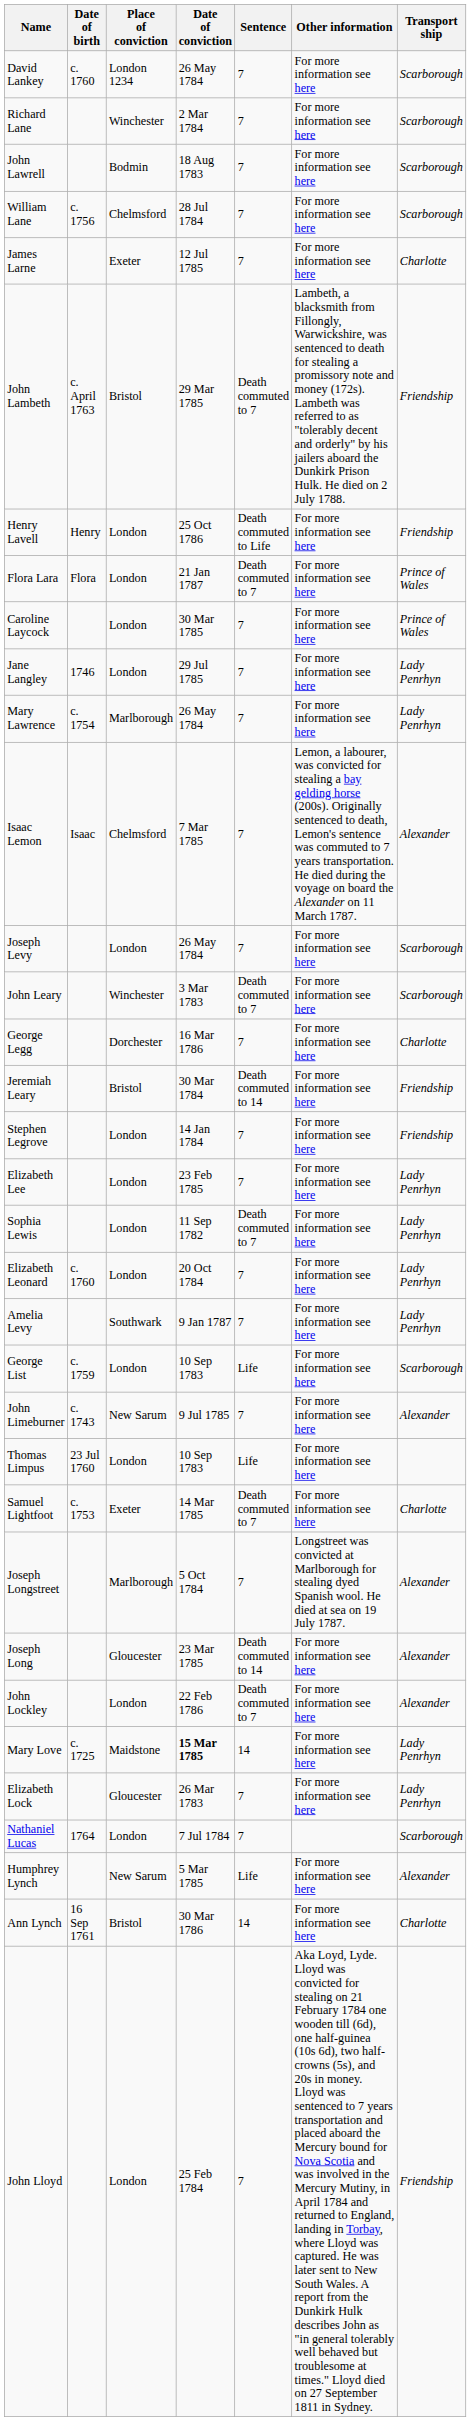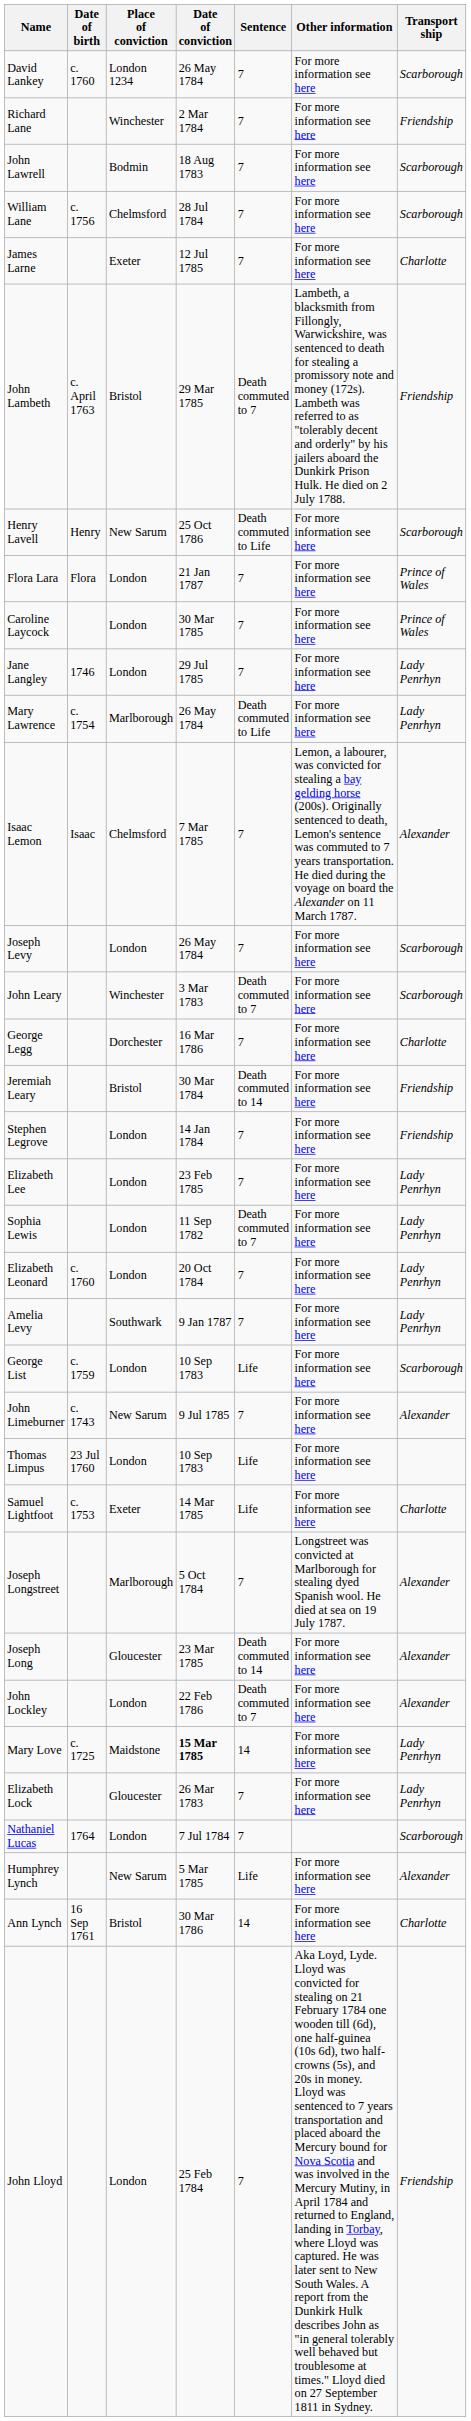(431, 121) Scarborough -> (427, 121) Friendship
(128, 532) London -> (138, 532) New Sarum
(427, 532) Friendship -> (431, 532) Scarborough
(263, 578) Death commuted to 7 -> (241, 578) 7
(241, 718) 7 -> (263, 718) Death commuted to Life
(263, 1508) Death commuted to 7 -> (248, 1508) Life
